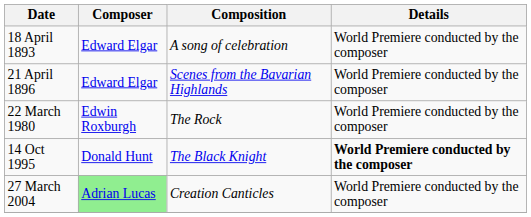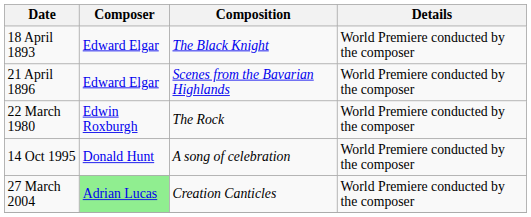(229, 44) A song of celebration -> (221, 44) The Black Knight
(218, 156) The Black Knight -> (231, 156) A song of celebration
(422, 156) bold -> (423, 156) normal
